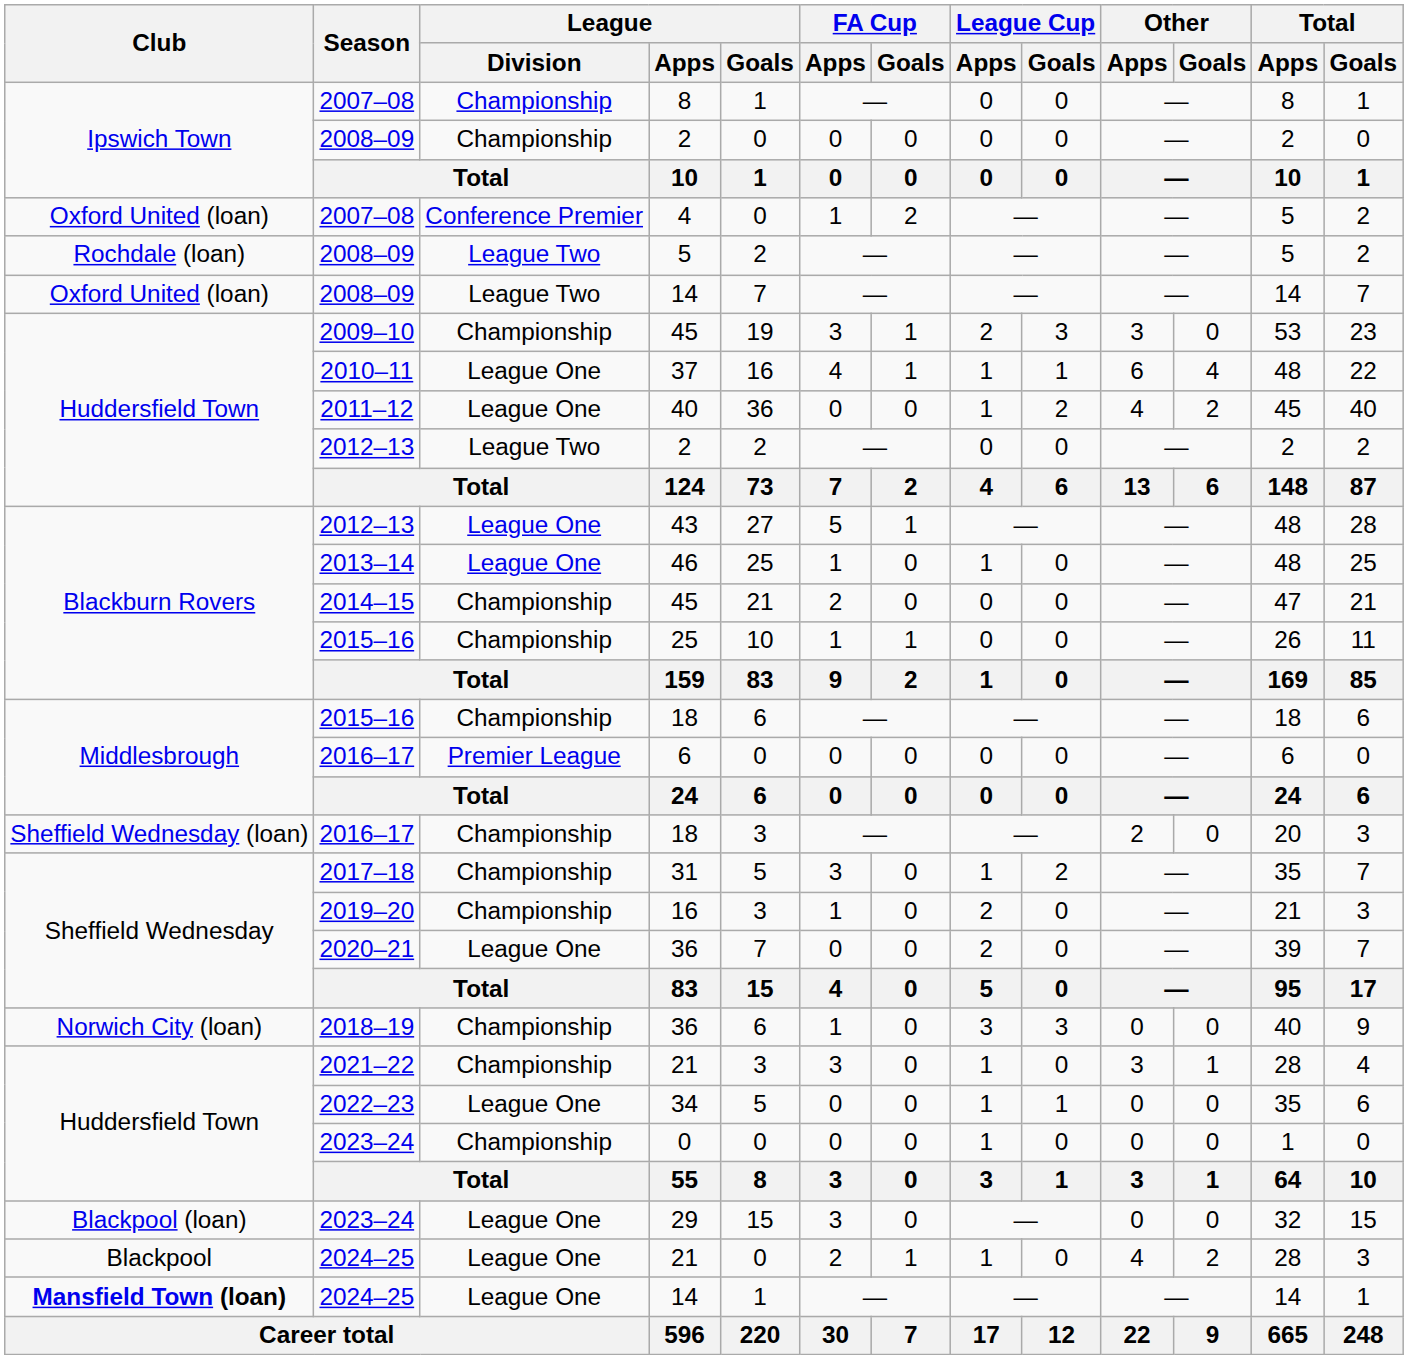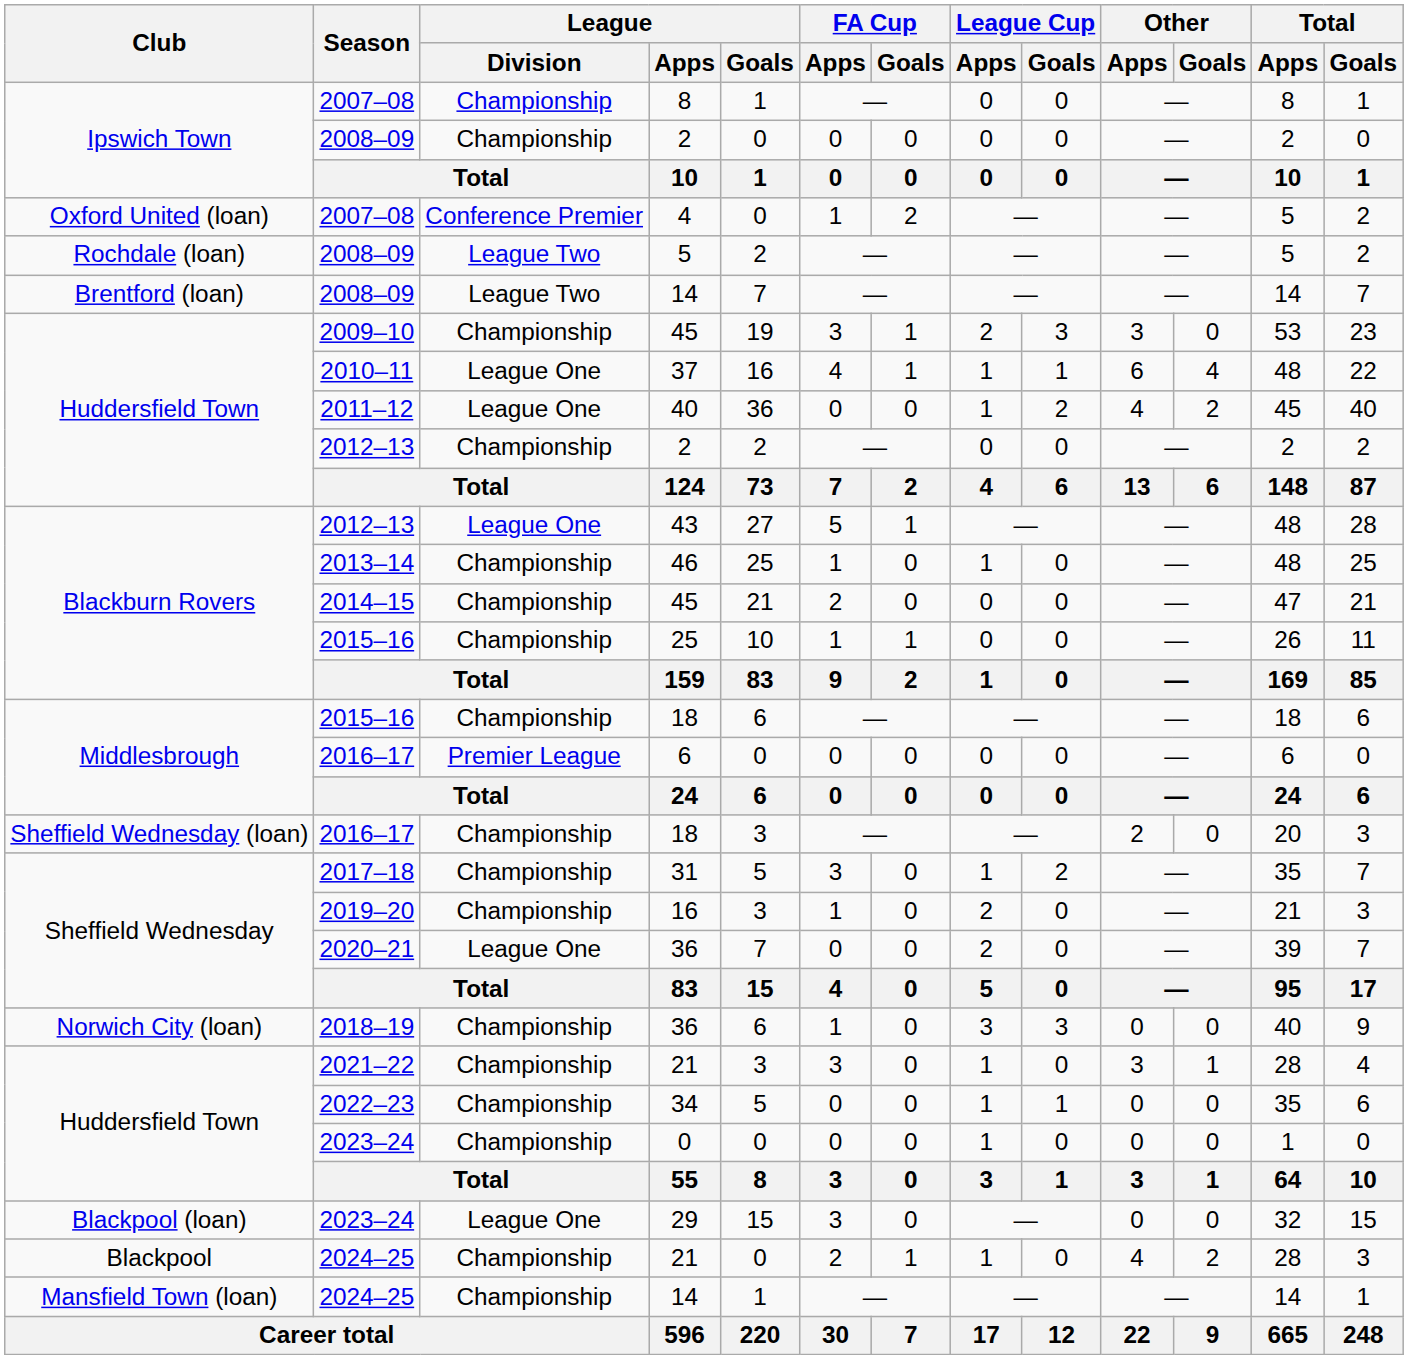(159, 293) Oxford United (loan) -> (159, 293) Brentford (loan)
(534, 448) League Two -> (534, 448) Championship
(534, 563) League One -> (534, 563) Championship
(534, 1103) League One -> (534, 1103) Championship
(534, 1258) League One -> (534, 1258) Championship
(159, 1296) bold -> (159, 1296) normal
(534, 1296) League One -> (534, 1296) Championship
